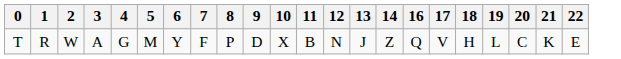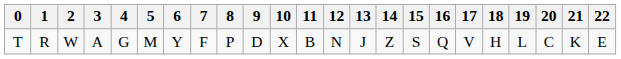+ column: (416, 16)
